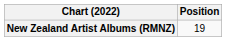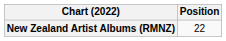(200, 28) 19 -> (200, 28) 22
